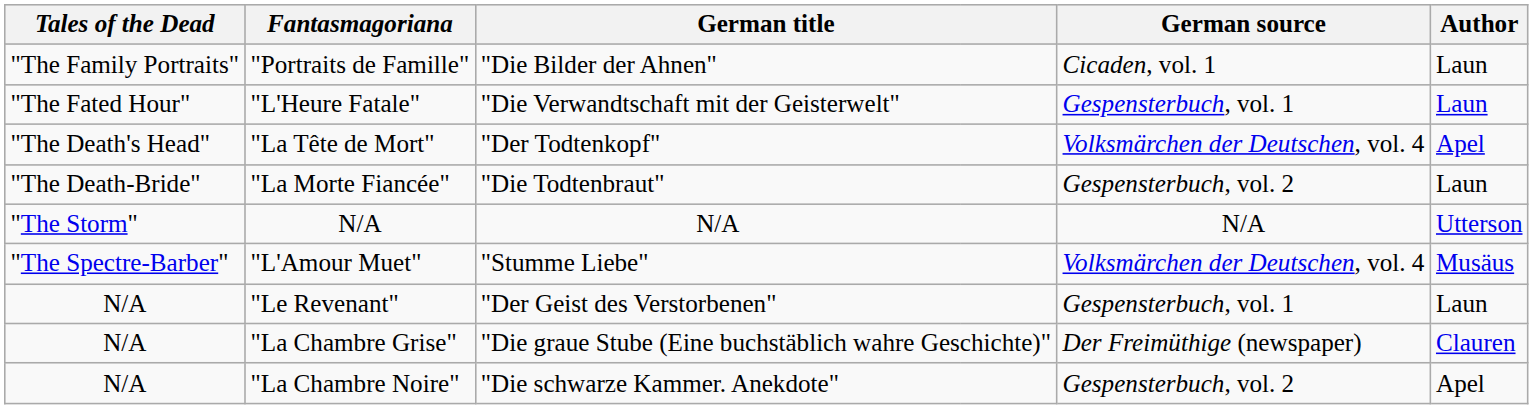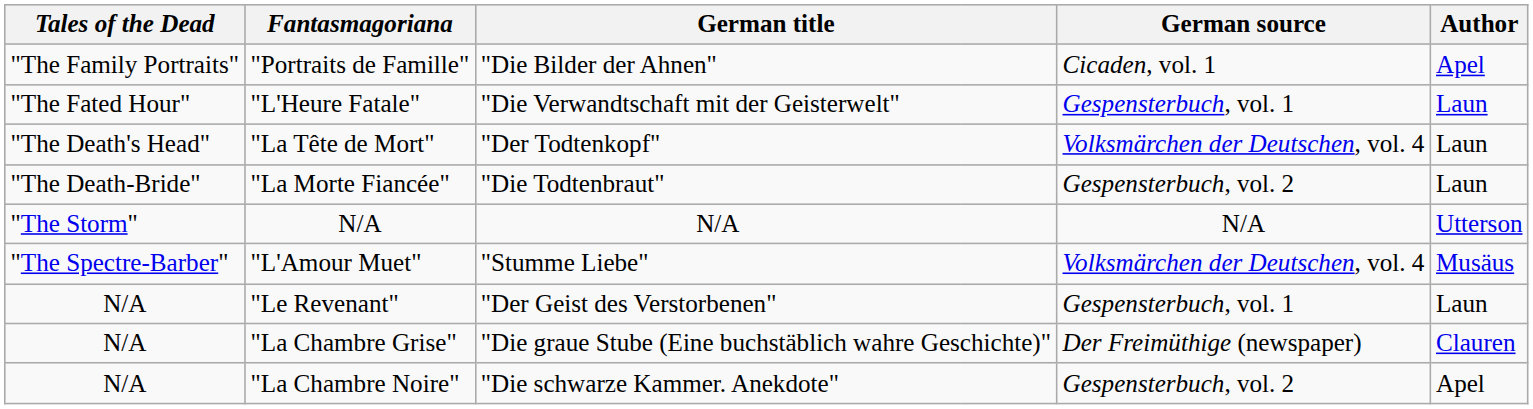(1462, 64) Laun -> (1460, 64) Apel
(1460, 143) Apel -> (1462, 143) Laun
